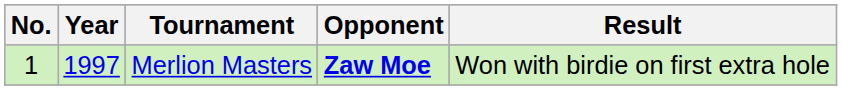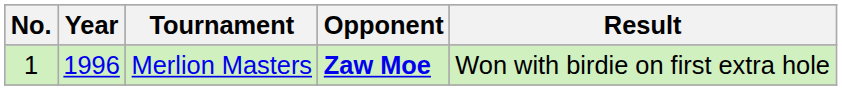(92, 65) 1997 -> (92, 65) 1996
